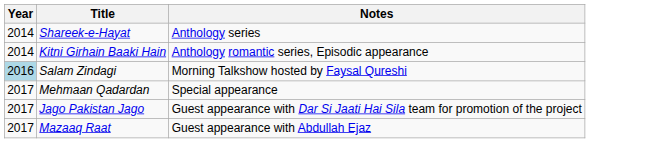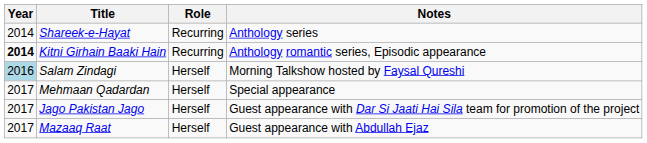+ column: (198, 14)
(20, 52) normal -> (20, 52) bold
